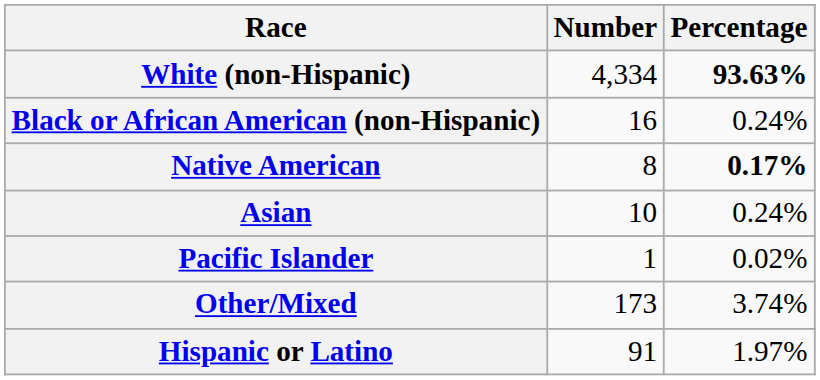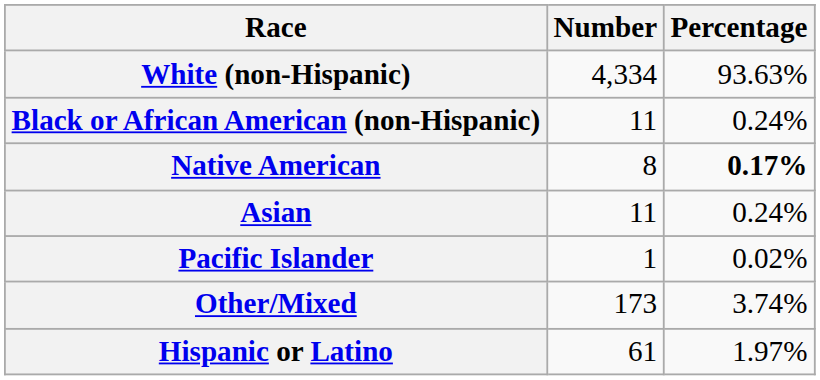(760, 73) bold -> (762, 73) normal
(643, 119) 16 -> (643, 119) 11
(643, 212) 10 -> (643, 212) 11
(643, 350) 91 -> (643, 350) 61
